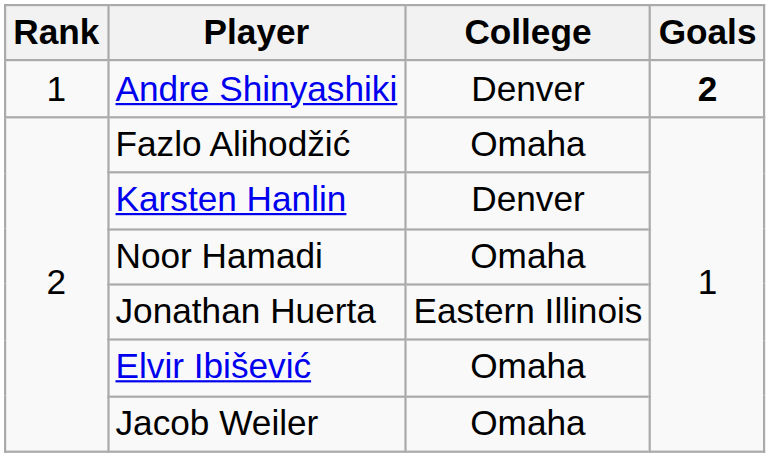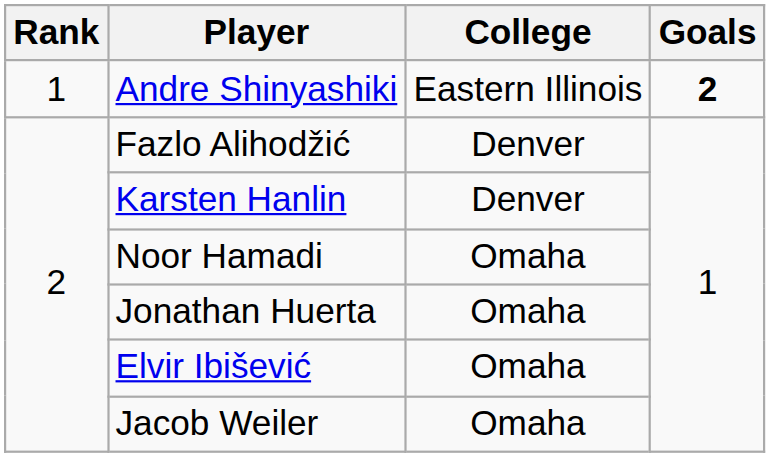(528, 88) Denver -> (528, 88) Eastern Illinois
(528, 144) Omaha -> (528, 144) Denver
(528, 311) Eastern Illinois -> (528, 311) Omaha
